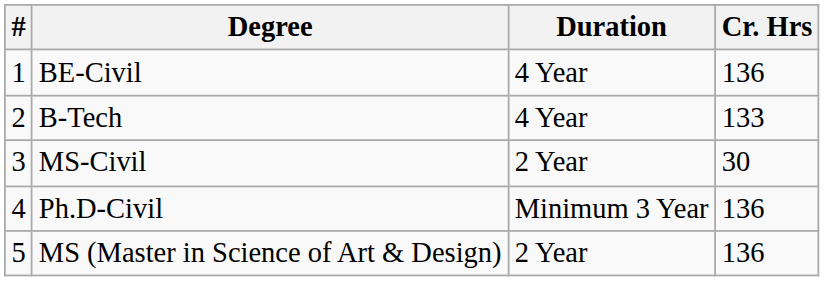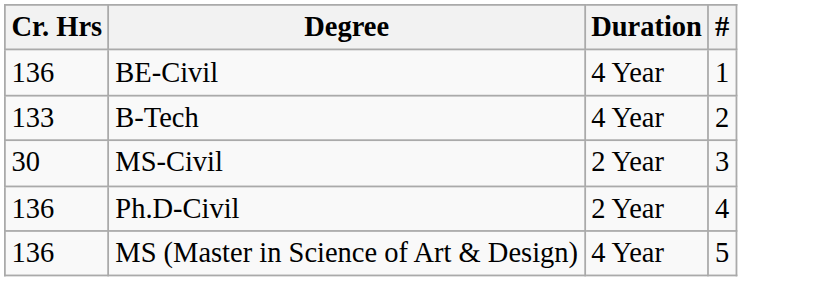columns swapped: (19, 27) <-> (767, 27)
(612, 207) Minimum 3 Year -> (628, 207) 2 Year
(551, 252) 2 Year -> (628, 252) 4 Year
